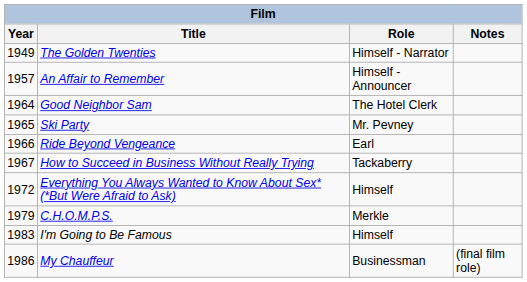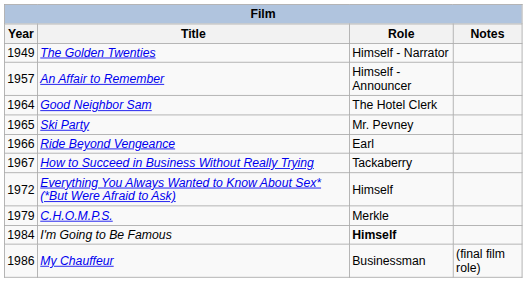(21, 235) 1983 -> (21, 235) 1984
(373, 235) normal -> (374, 235) bold
